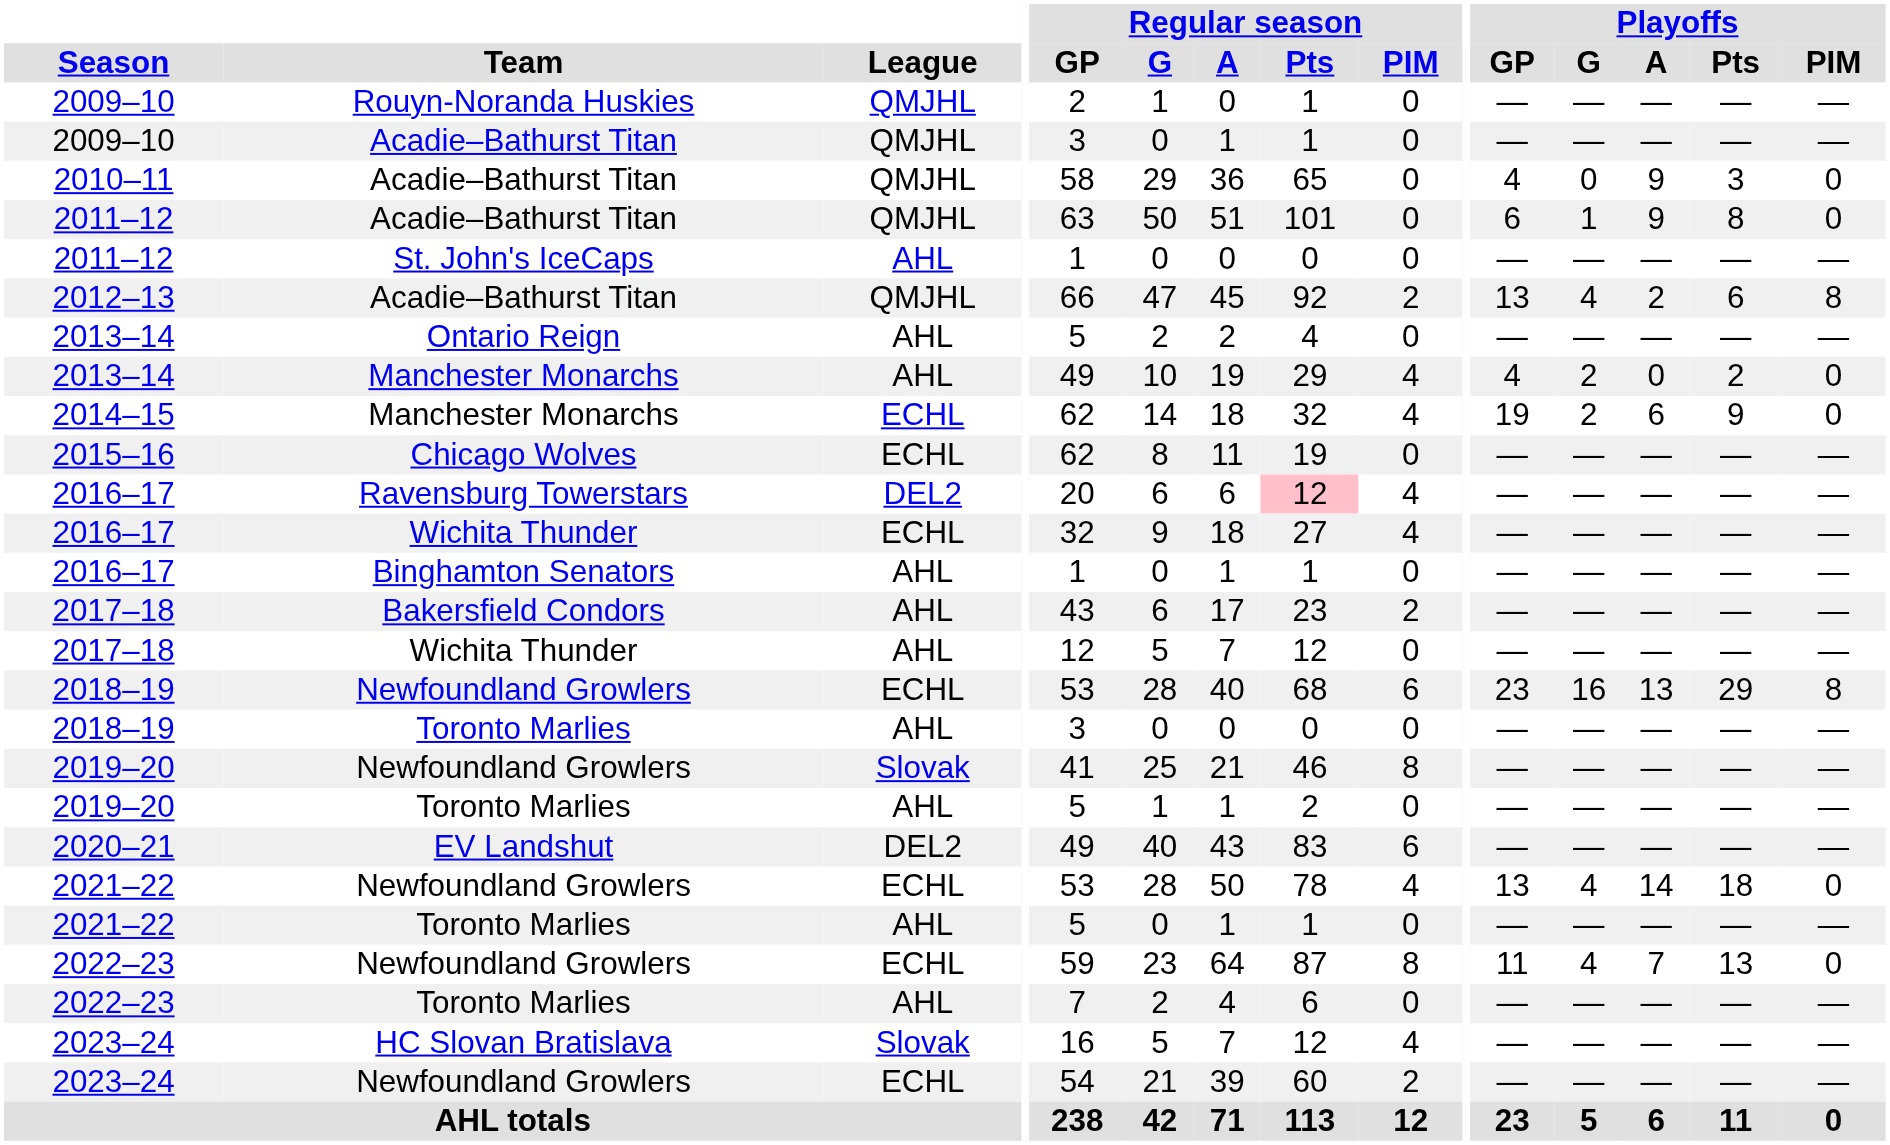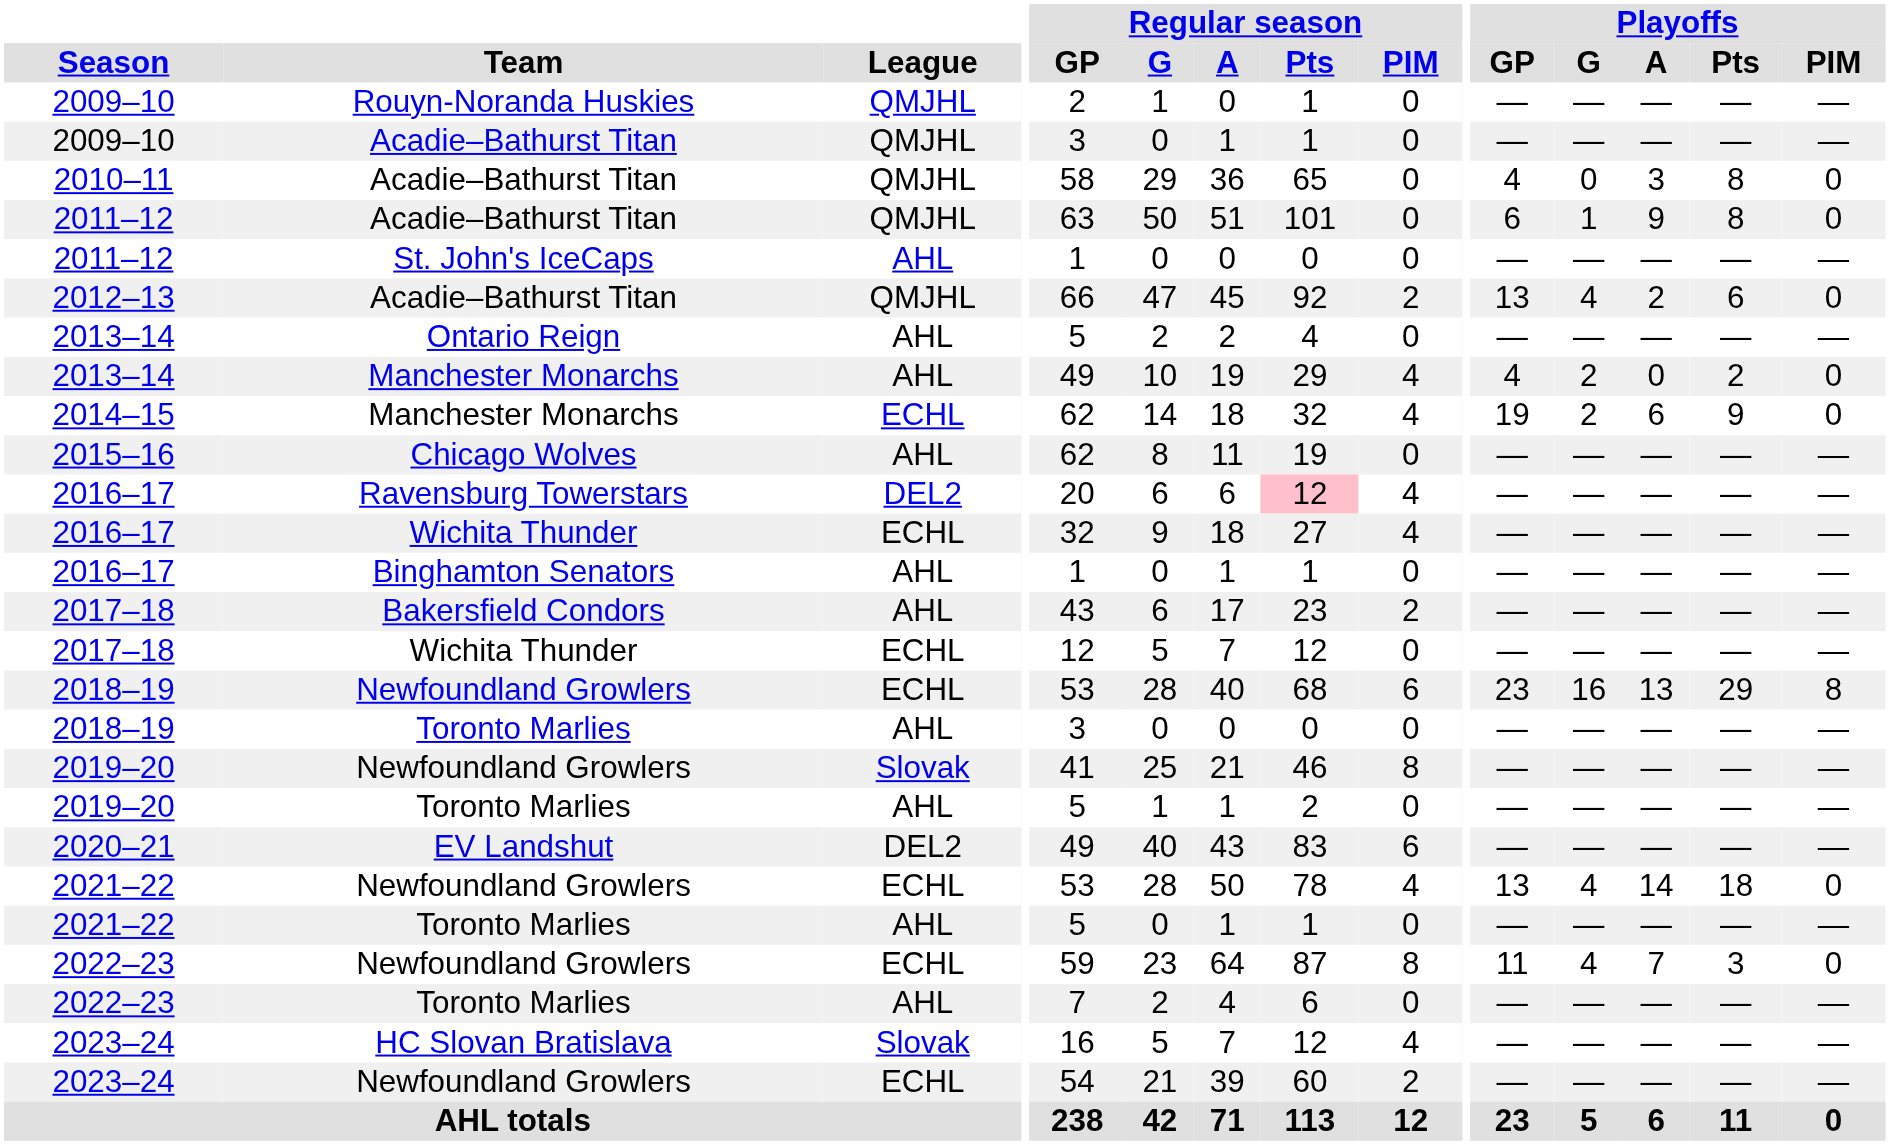(1656, 179) 9 -> (1656, 179) 3
(1736, 179) 3 -> (1736, 179) 8
(1834, 297) 8 -> (1834, 297) 0
(923, 454) ECHL -> (923, 454) AHL
(923, 650) AHL -> (923, 650) ECHL
(1736, 963) 13 -> (1736, 963) 3
